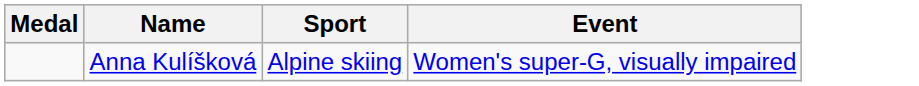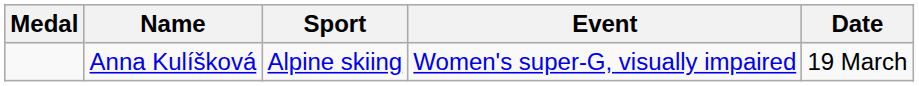+ column: (857, 24)
